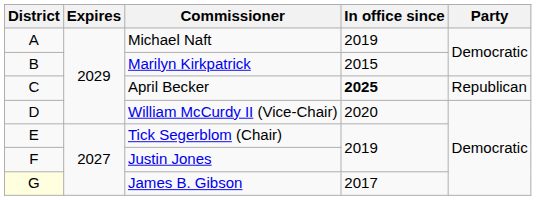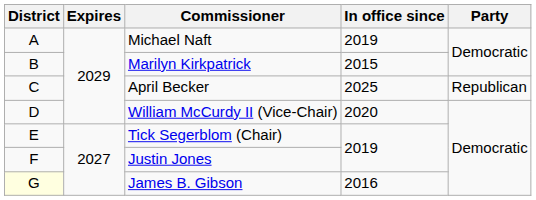(361, 87) bold -> (361, 87) normal
(361, 183) 2017 -> (361, 183) 2016
